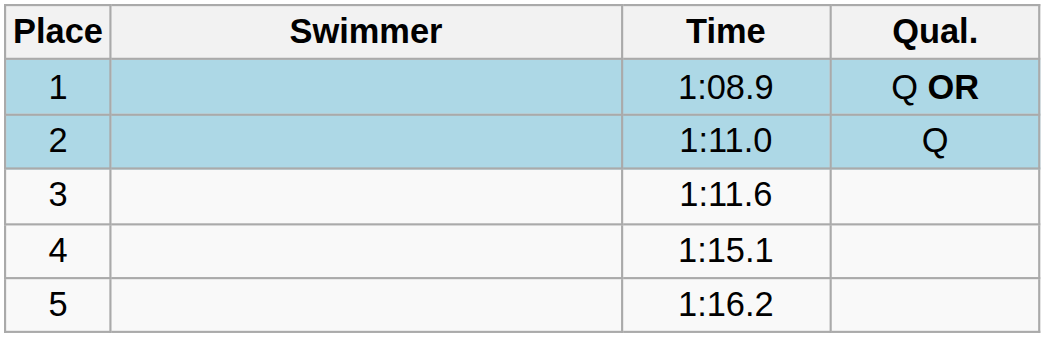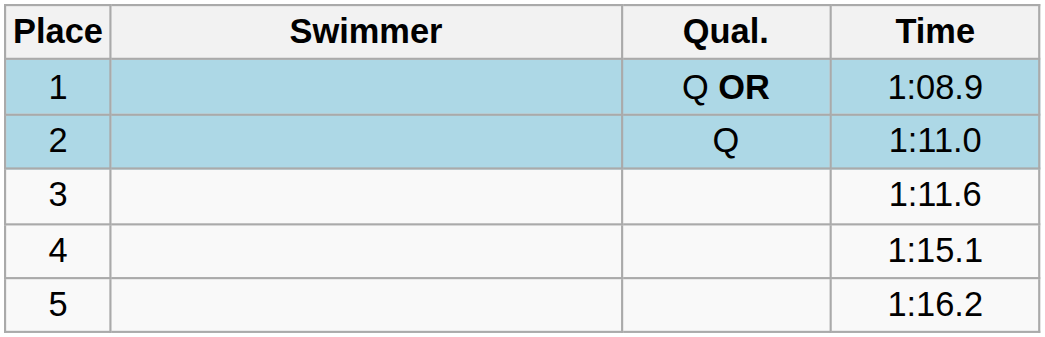columns swapped: (726, 31) <-> (935, 31)
